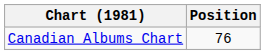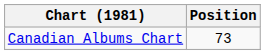(223, 39) 76 -> (223, 39) 73
